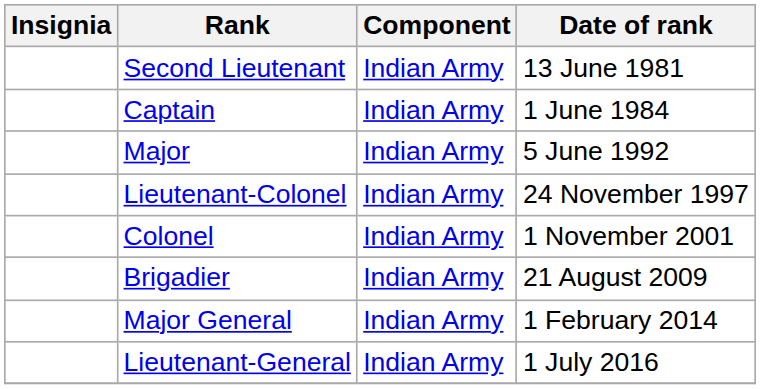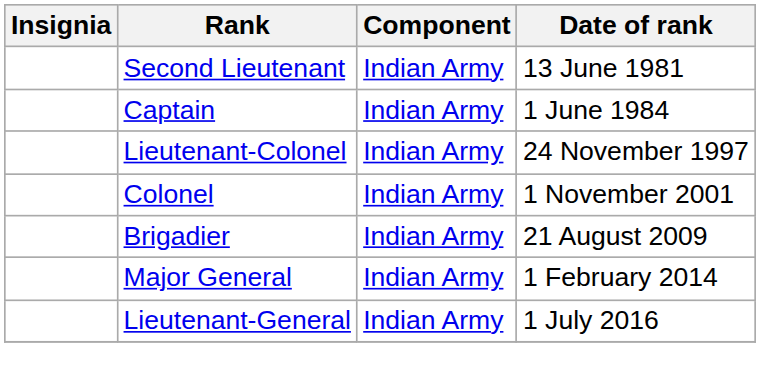- row: (157, 151)
